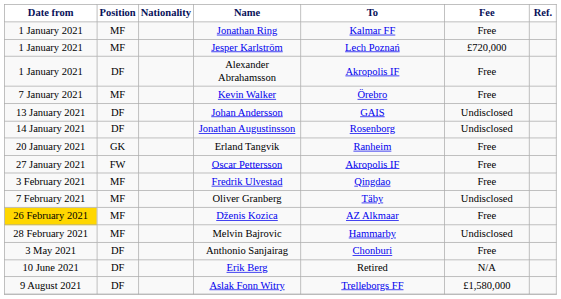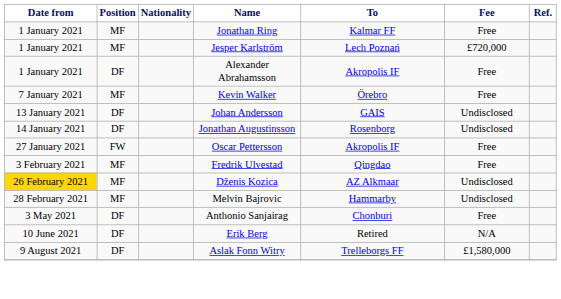- row: (247, 147)
- row: (247, 199)
(487, 216) Free -> (487, 182) Undisclosed
